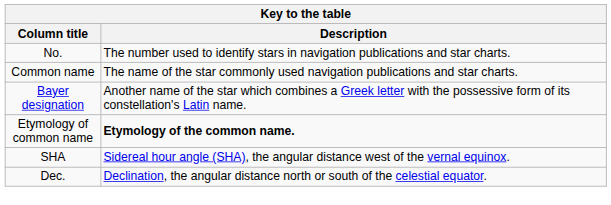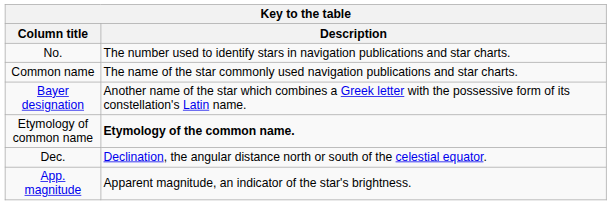- row: (53, 157)
+ row: (53, 183)
